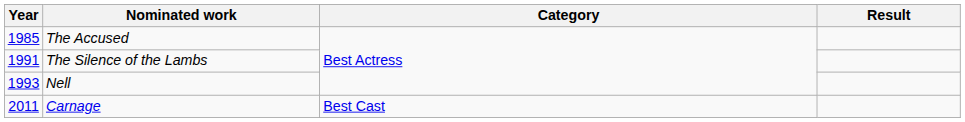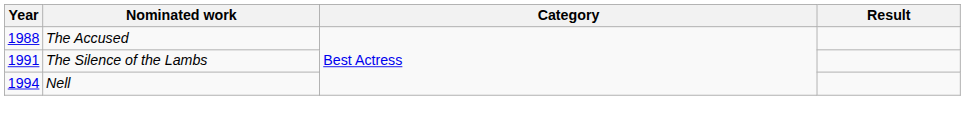(24, 38) 1985 -> (24, 38) 1988
(24, 83) 1993 -> (24, 83) 1994
- row: (73, 106)
